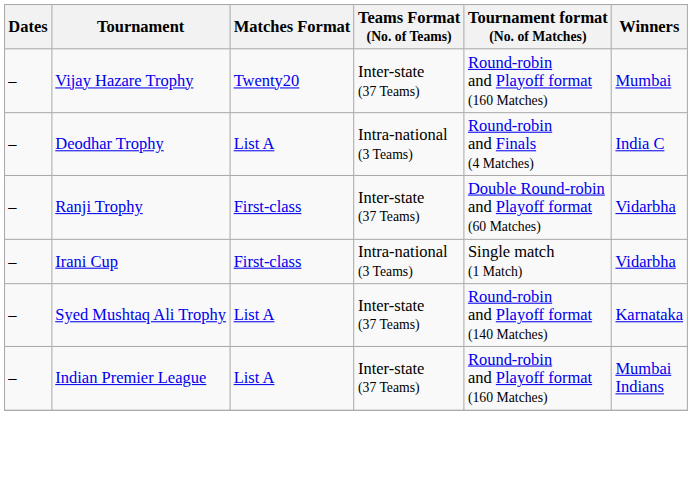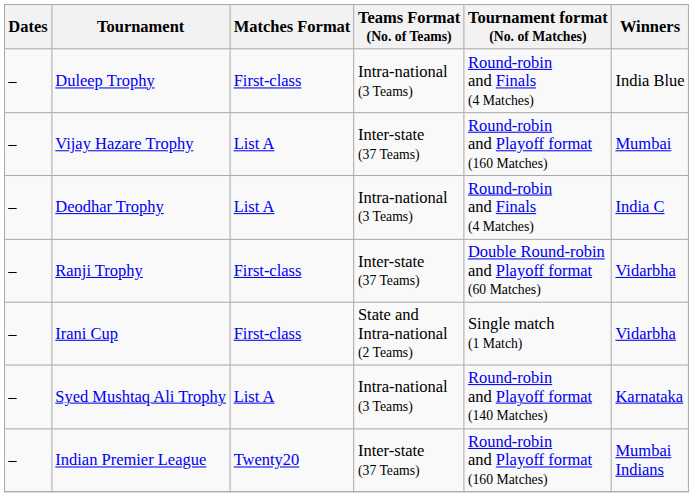+ row: (105, 80)
(266, 80) Twenty20 -> (254, 144) List A
(403, 261) Intra-national (3 Teams) -> (403, 333) State and Intra-national (2 Teams)
(391, 315) Inter-state (37 Teams) -> (403, 396) Intra-national (3 Teams)
(254, 378) List A -> (266, 460) Twenty20
